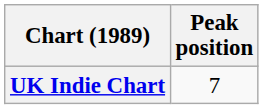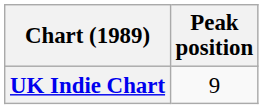(214, 84) 7 -> (214, 84) 9
